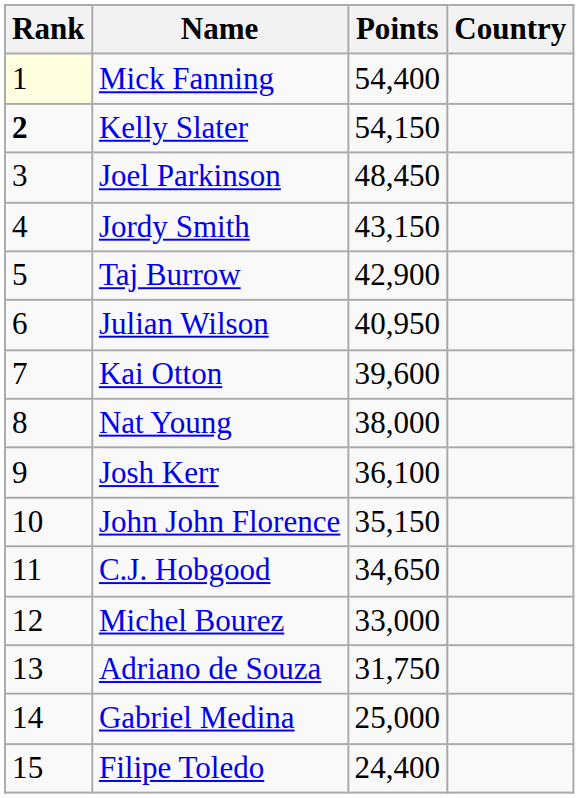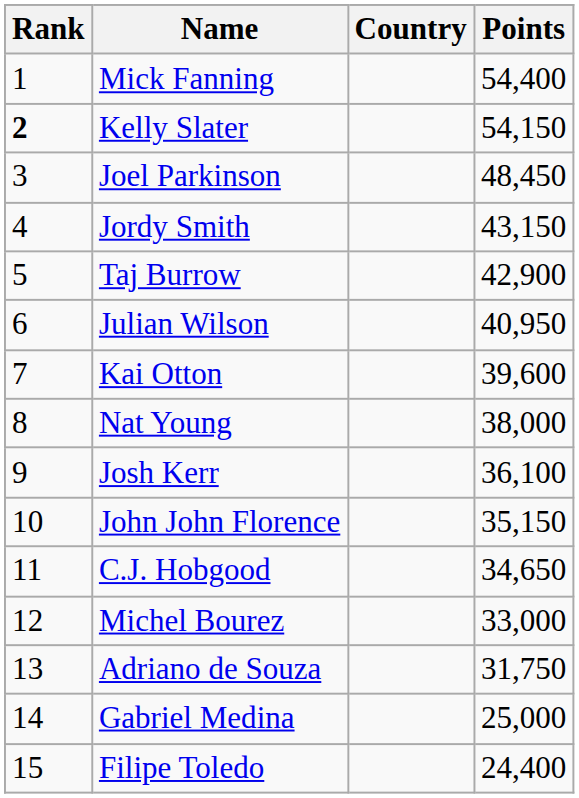columns swapped: (510, 29) <-> (397, 29)
(20, 78) lightyellow background -> (20, 78) no background
